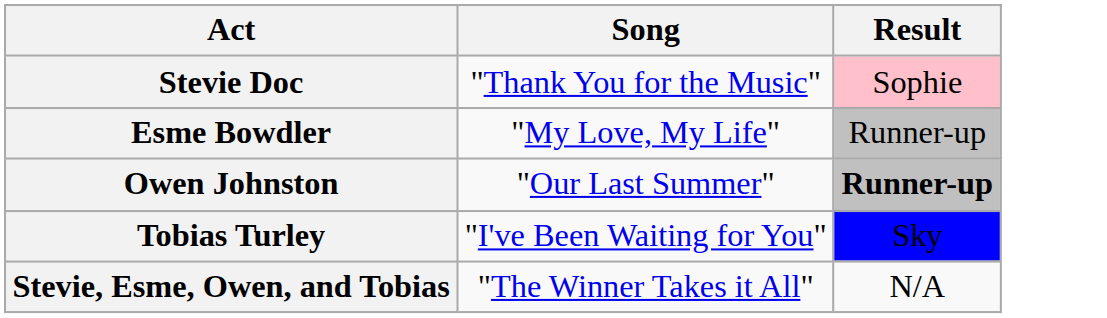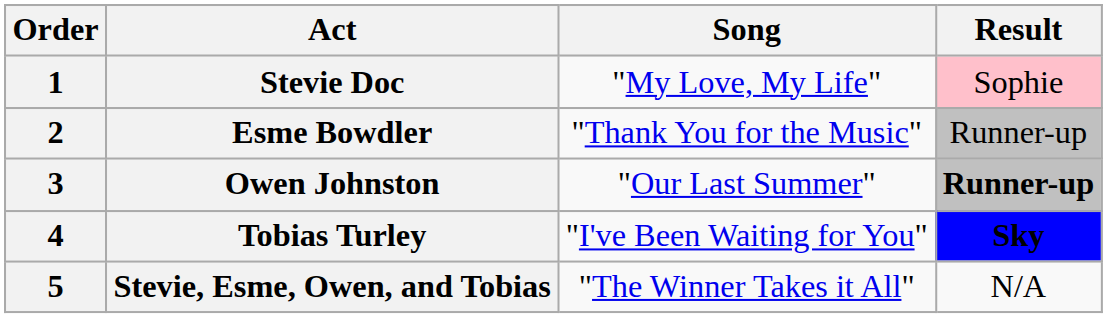+ column: (56, 30)
(646, 81) "Thank You for the Music" -> (747, 81) "My Love, My Life"
(646, 132) "My Love, My Life" -> (747, 132) "Thank You for the Music"
(917, 235) normal -> (1018, 235) bold
